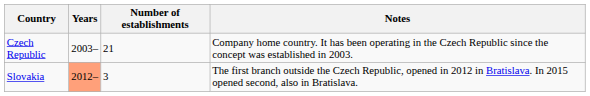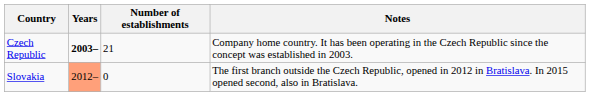(85, 48) normal -> (85, 48) bold
(106, 77) 3 -> (106, 77) 0
